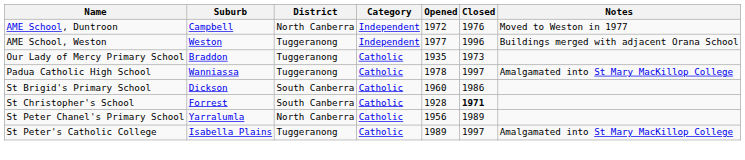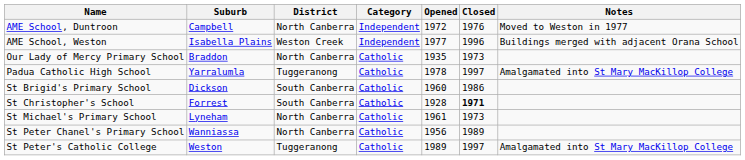(205, 42) Weston -> (230, 42) Isabella Plains
(307, 42) Tuggeranong -> (310, 42) Weston Creek
(307, 57) Tuggeranong -> (315, 57) North Canberra
(214, 72) Wanniassa -> (217, 72) Yarralumla
+ row: (82, 117)
(217, 117) Yarralumla -> (214, 132) Wanniassa
(230, 132) Isabella Plains -> (205, 147) Weston
